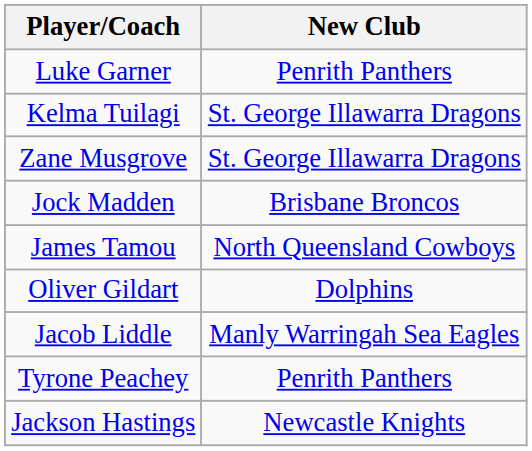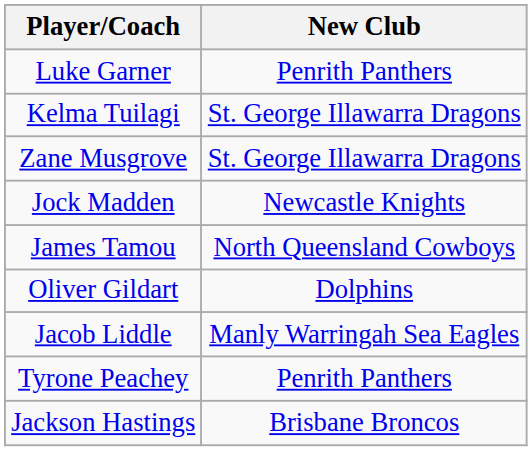(364, 202) Brisbane Broncos -> (364, 202) Newcastle Knights
(364, 422) Newcastle Knights -> (364, 422) Brisbane Broncos
